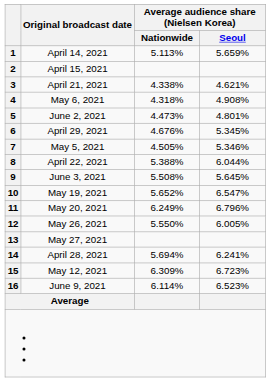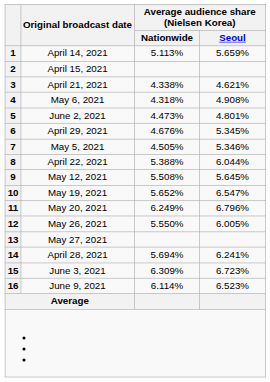(77, 177) June 3, 2021 -> (77, 177) May 12, 2021
(77, 270) May 12, 2021 -> (77, 270) June 3, 2021
